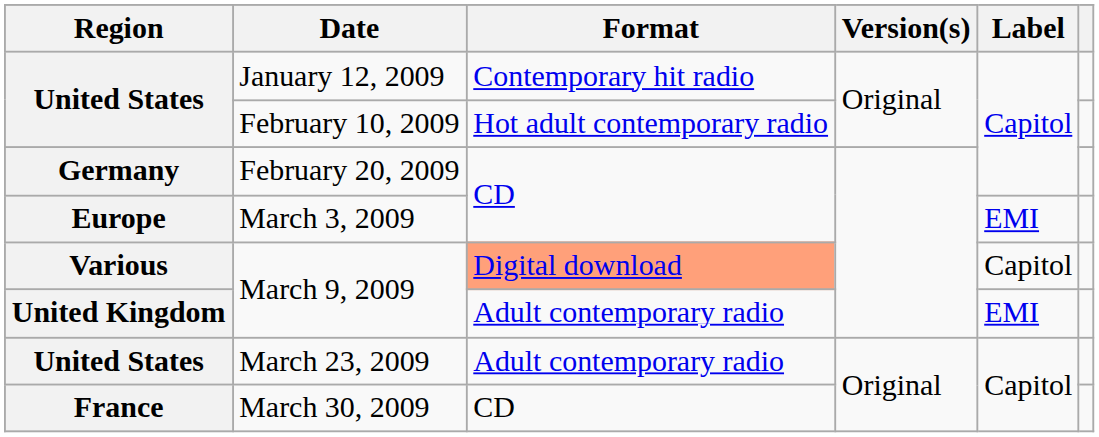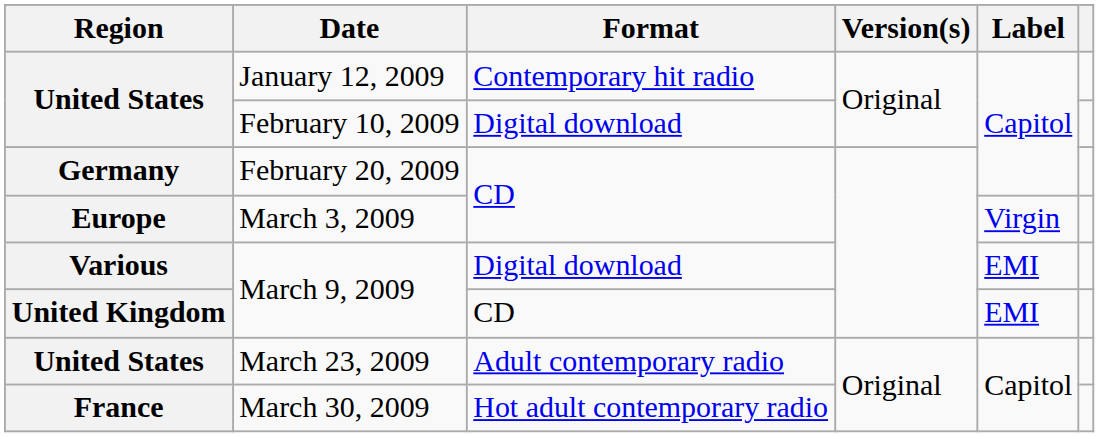(651, 123) Hot adult contemporary radio -> (578, 123) Digital download
(1012, 218) EMI -> (1022, 218) Virgin
(578, 265) lightsalmon background -> (578, 265) no background
(1028, 265) Capitol -> (1012, 265) EMI
(629, 312) Adult contemporary radio -> (494, 312) CD
(494, 407) CD -> (651, 407) Hot adult contemporary radio
